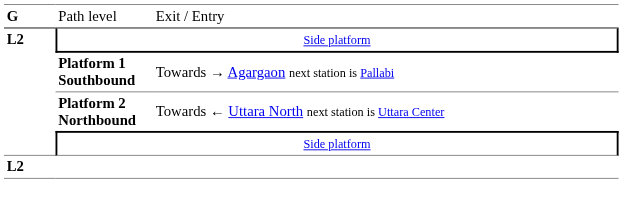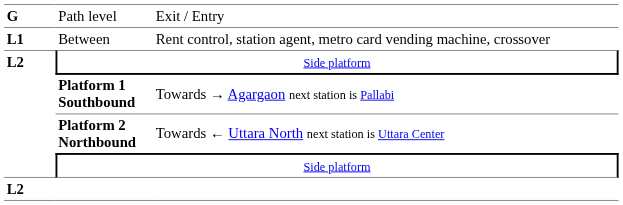+ row: (84, 38)
